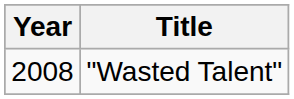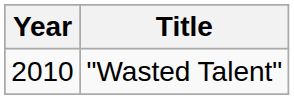(42, 71) 2008 -> (42, 71) 2010
